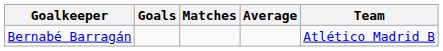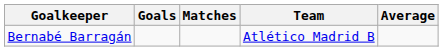columns swapped: (270, 15) <-> (369, 15)
